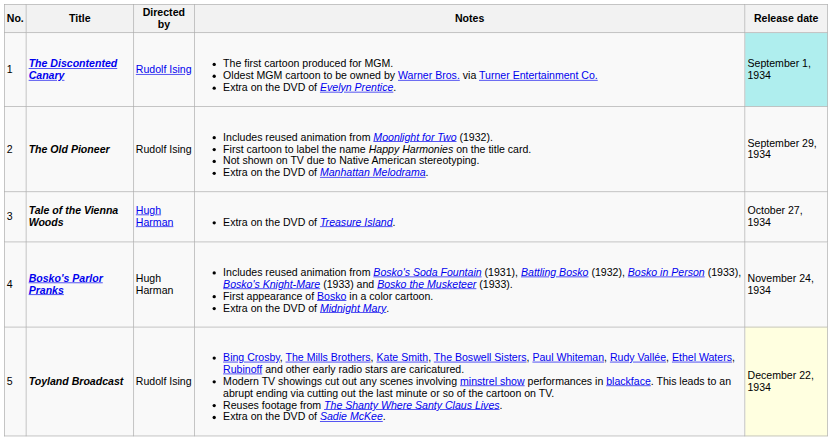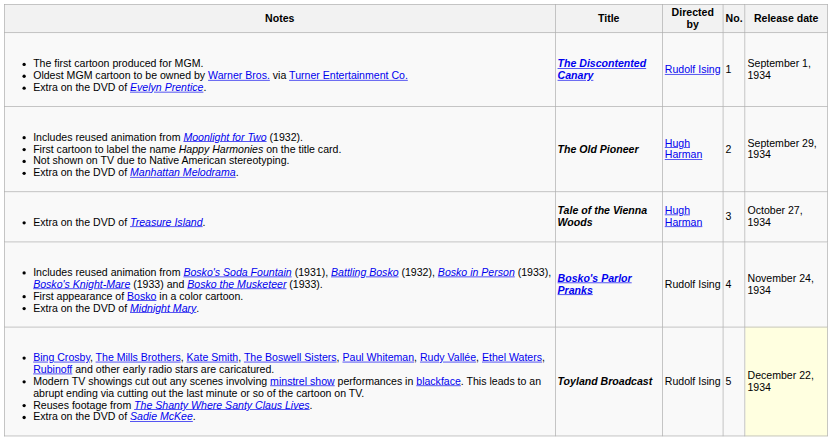columns swapped: (15, 18) <-> (470, 18)
(779, 69) paleturquoise background -> (779, 69) no background
(164, 149) Rudolf Ising -> (684, 149) Hugh Harman
(155, 284) Hugh Harman -> (693, 284) Rudolf Ising
